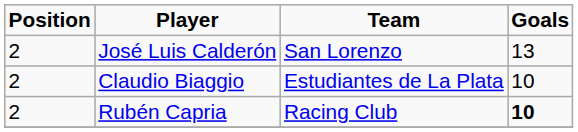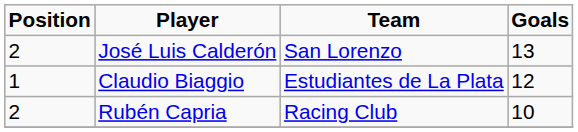(14, 81) 2 -> (14, 81) 1
(523, 81) 10 -> (523, 81) 12
(523, 112) bold -> (523, 112) normal
